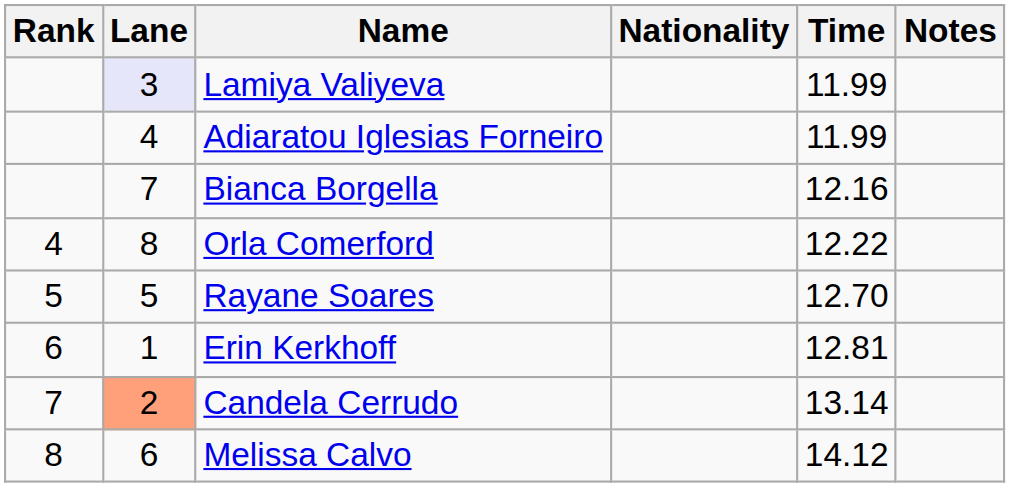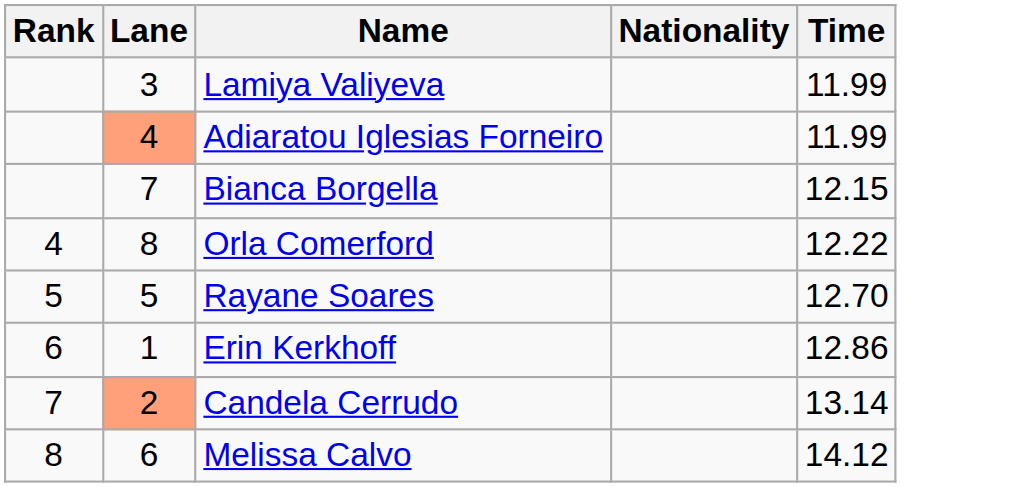- column: (950, 31)
(149, 84) lavender background -> (149, 84) no background
(149, 137) no background -> (149, 137) lightsalmon background
(847, 190) 12.16 -> (847, 190) 12.15
(847, 349) 12.81 -> (847, 349) 12.86
